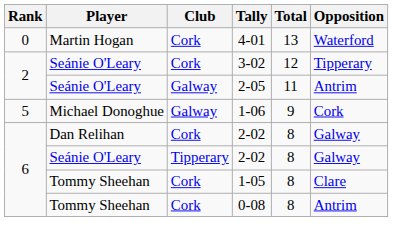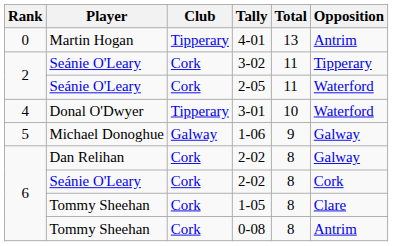(186, 39) Cork -> (200, 39) Tipperary
(344, 39) Waterford -> (335, 39) Antrim
(291, 63) 12 -> (291, 63) 11
(194, 87) Galway -> (186, 87) Cork
(335, 87) Antrim -> (344, 87) Waterford
+ row: (96, 110)
(329, 110) Cork -> (337, 134) Galway
(200, 157) Tipperary -> (186, 181) Cork
(337, 157) Galway -> (329, 181) Cork
